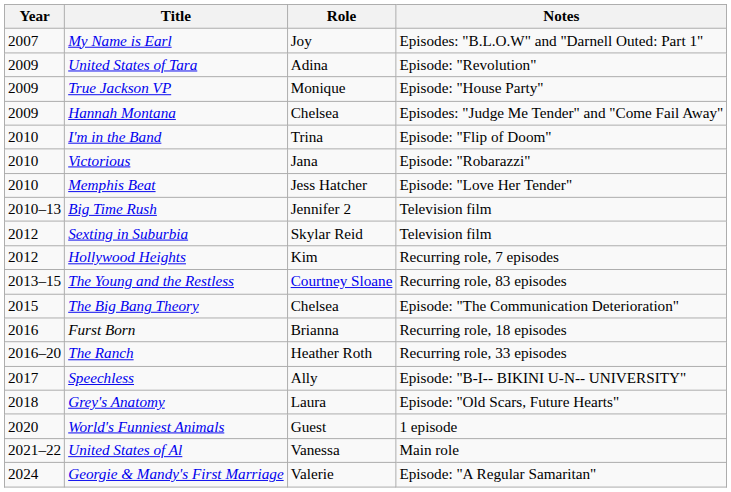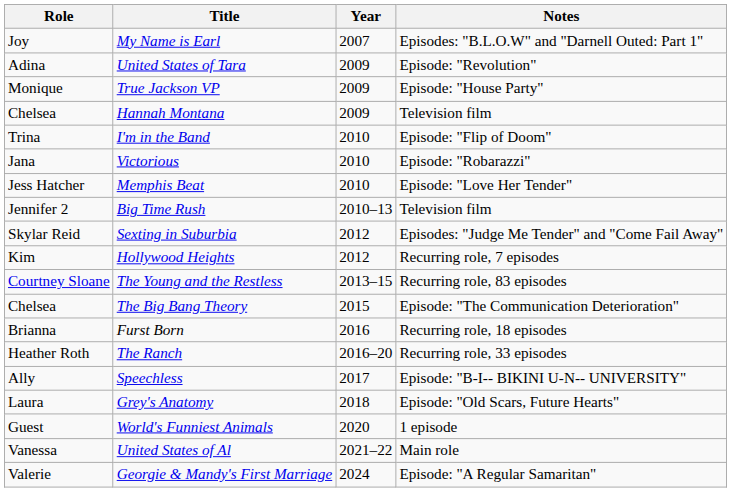columns swapped: (35, 16) <-> (342, 16)
(561, 112) Episodes: "Judge Me Tender" and "Come Fail Away" -> (446, 112) Television film
(446, 233) Television film -> (561, 233) Episodes: "Judge Me Tender" and "Come Fail Away"
